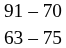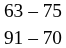rows swapped: (33, 11) <-> (33, 37)
